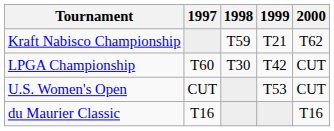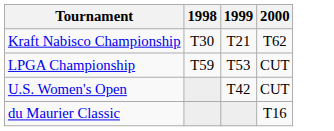- column: (202, 16)
(238, 41) T59 -> (202, 41) T30
(238, 65) T30 -> (202, 65) T59
(275, 65) T42 -> (238, 65) T53
(275, 89) T53 -> (238, 89) T42
